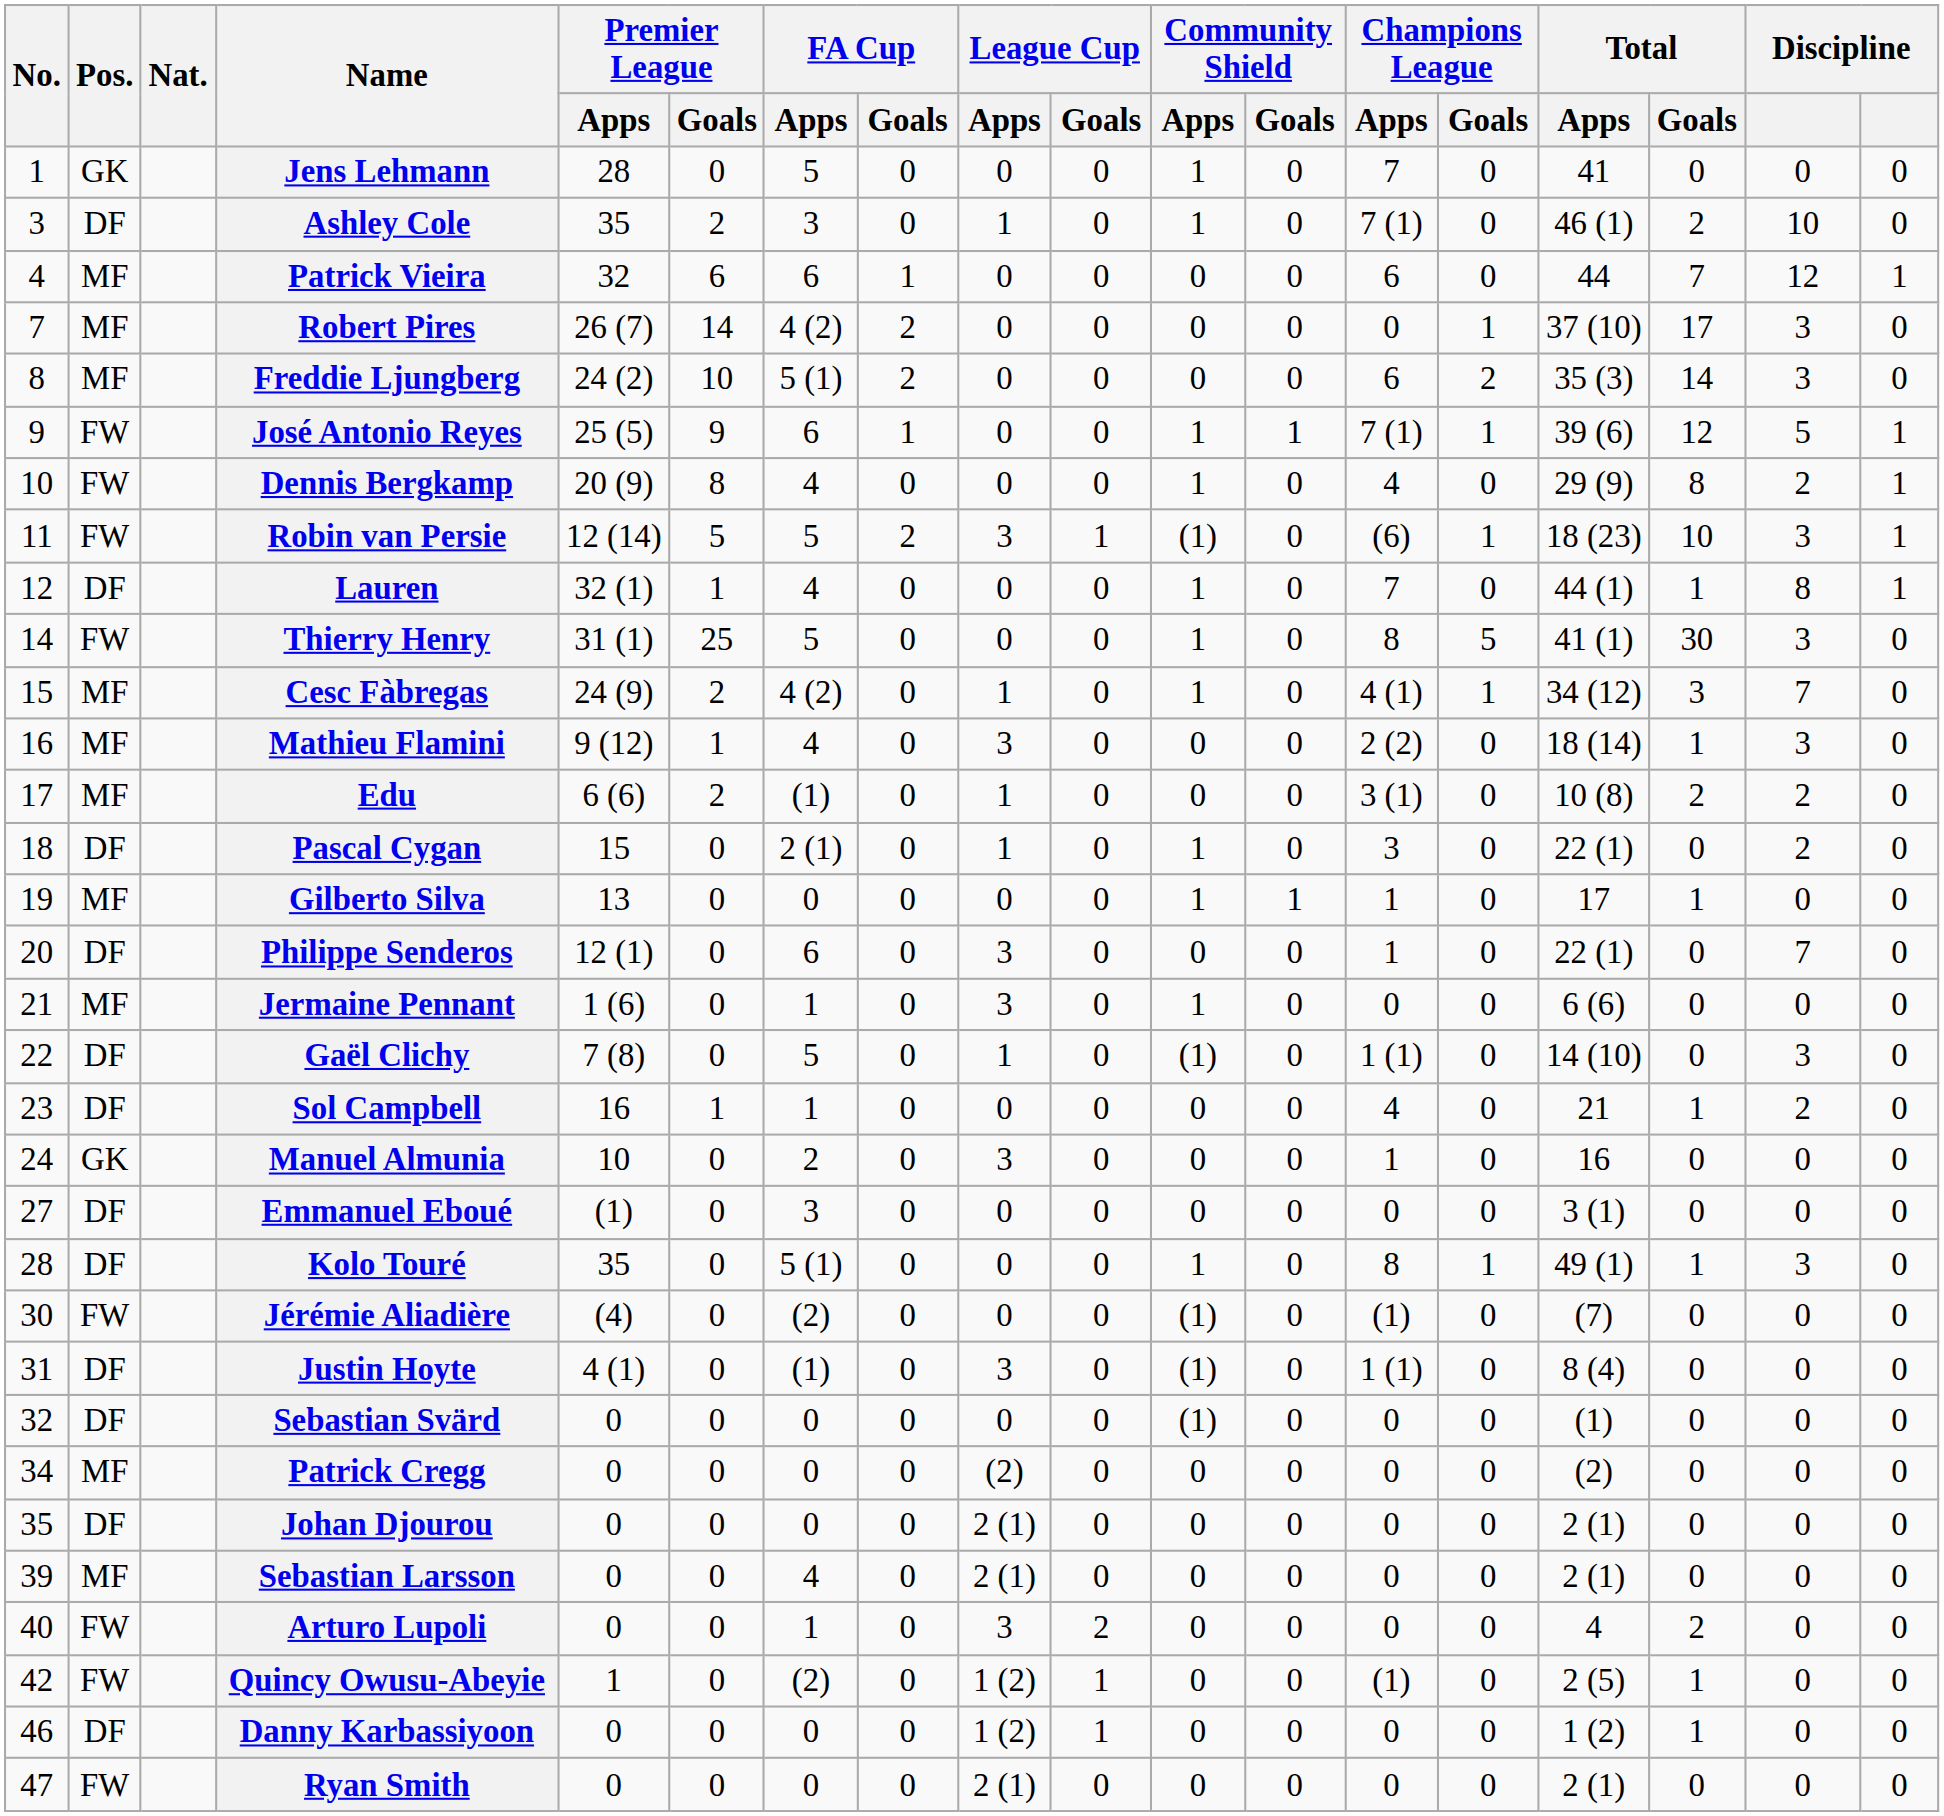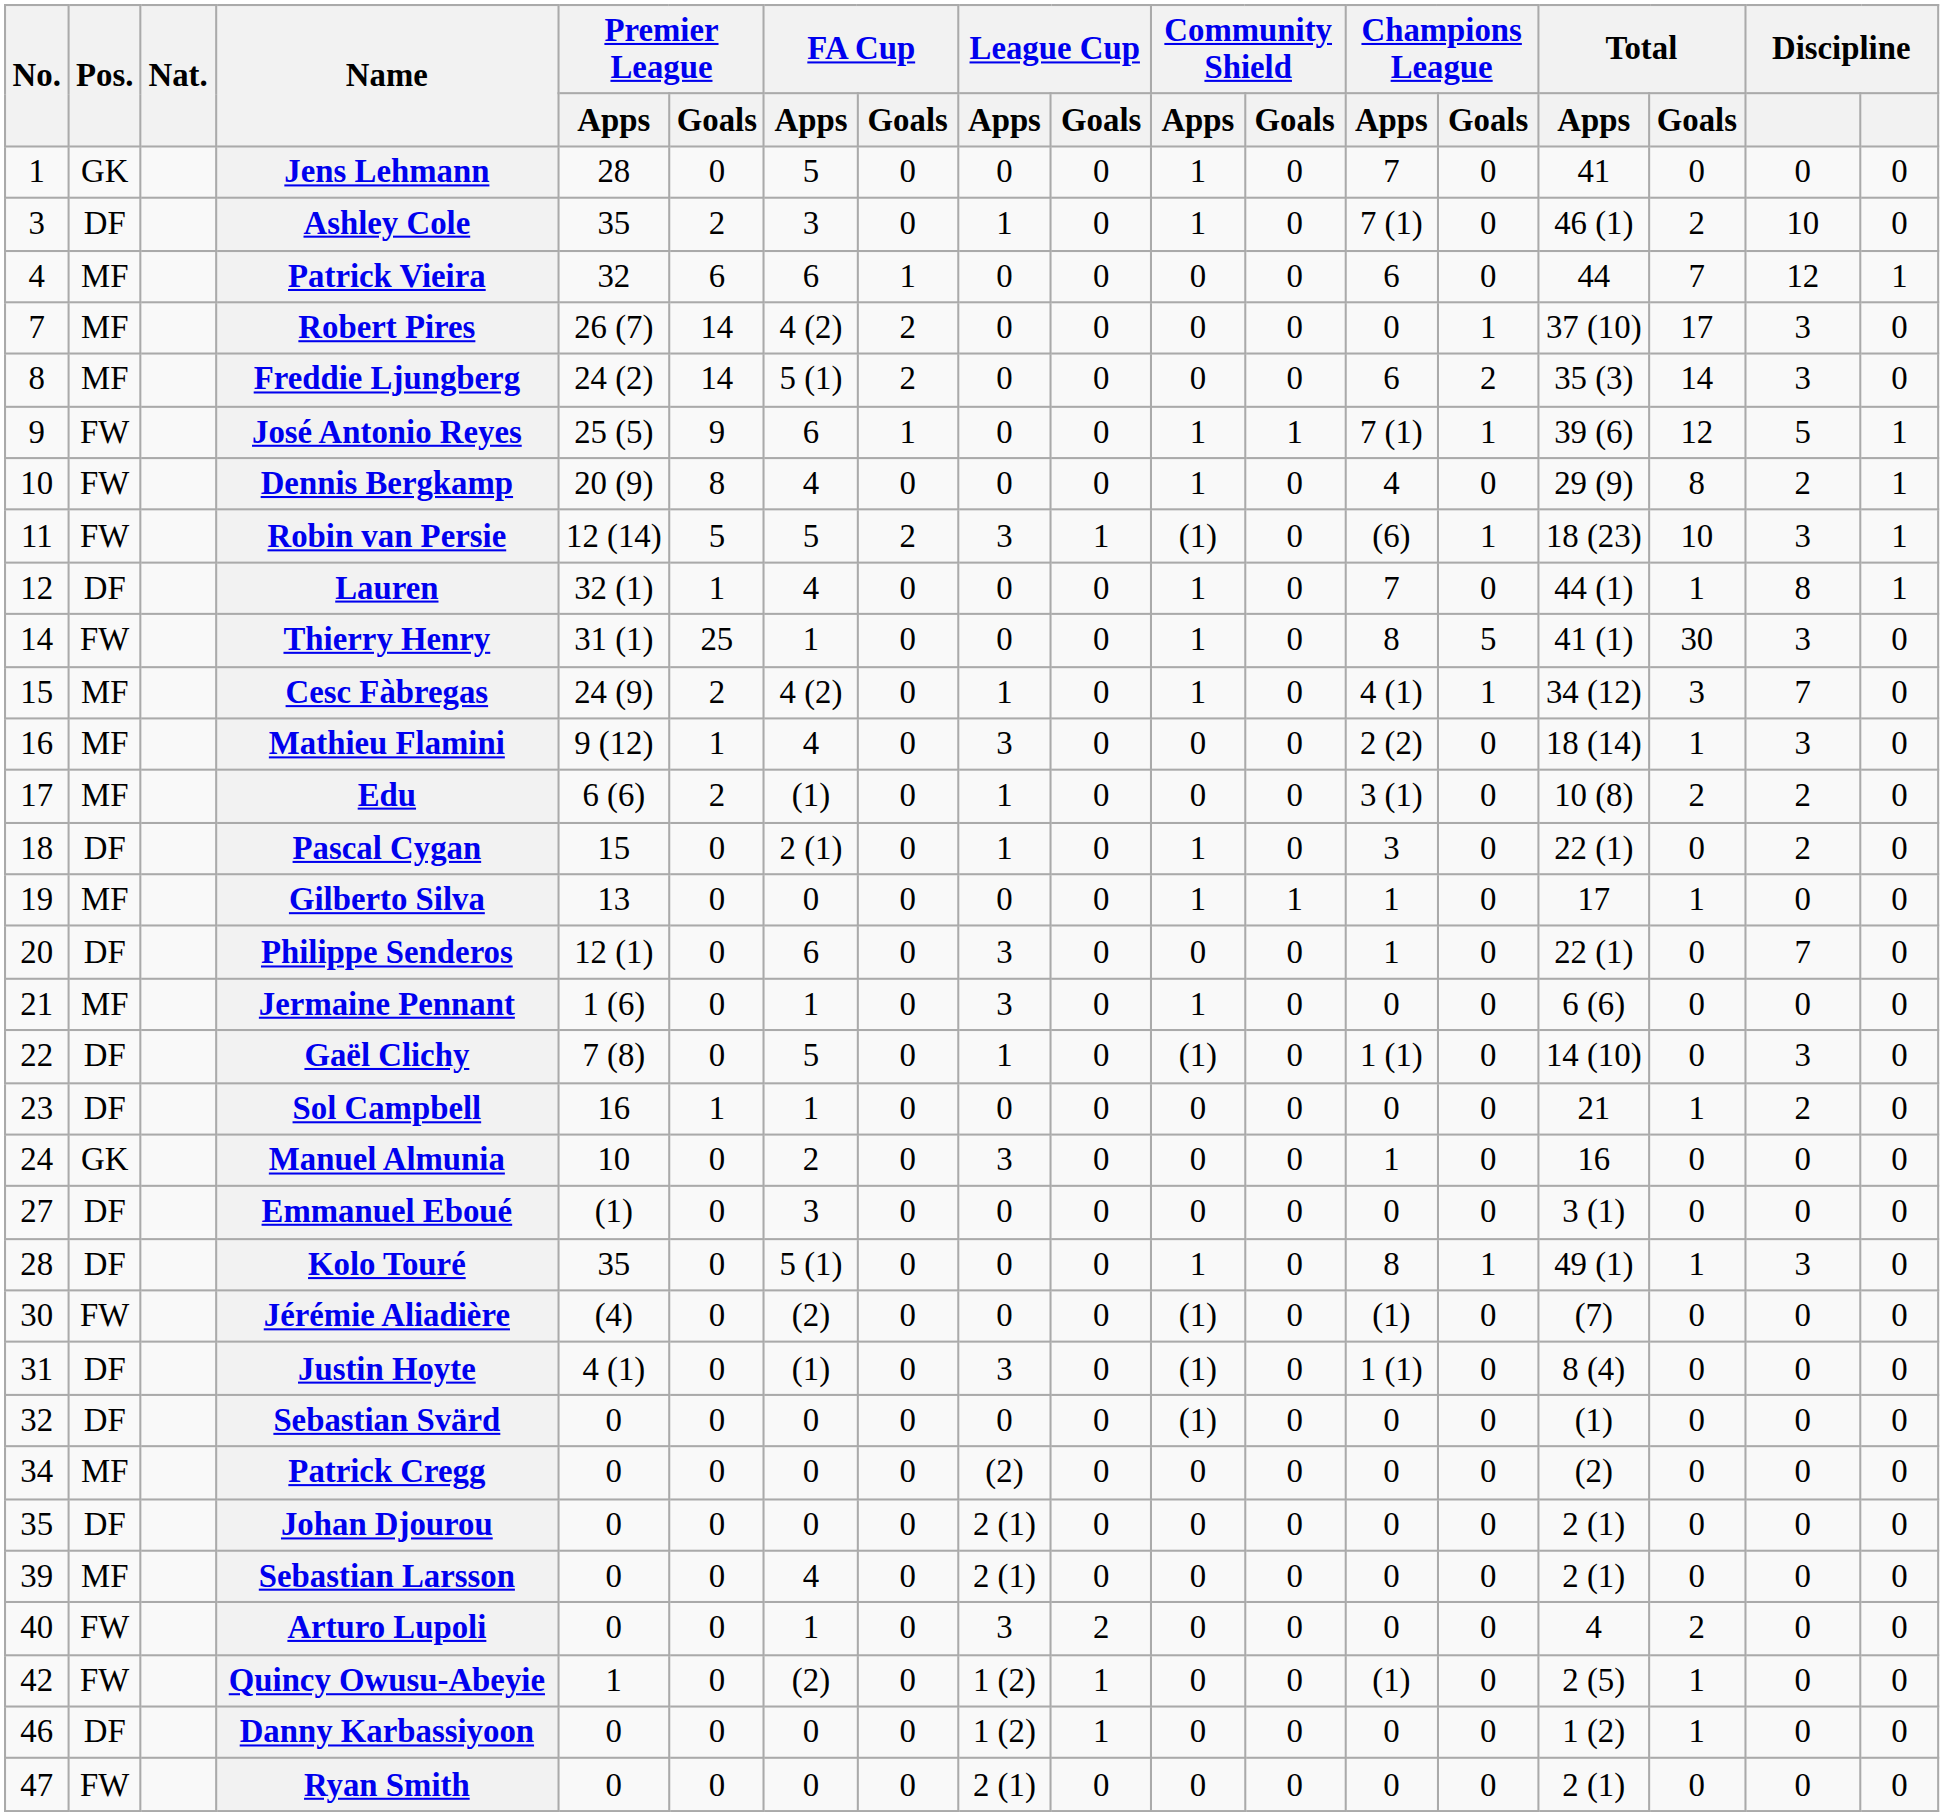(717, 379) 10 -> (717, 379) 14
(811, 639) 5 -> (811, 639) 1
(1391, 1107) 4 -> (1391, 1107) 0
